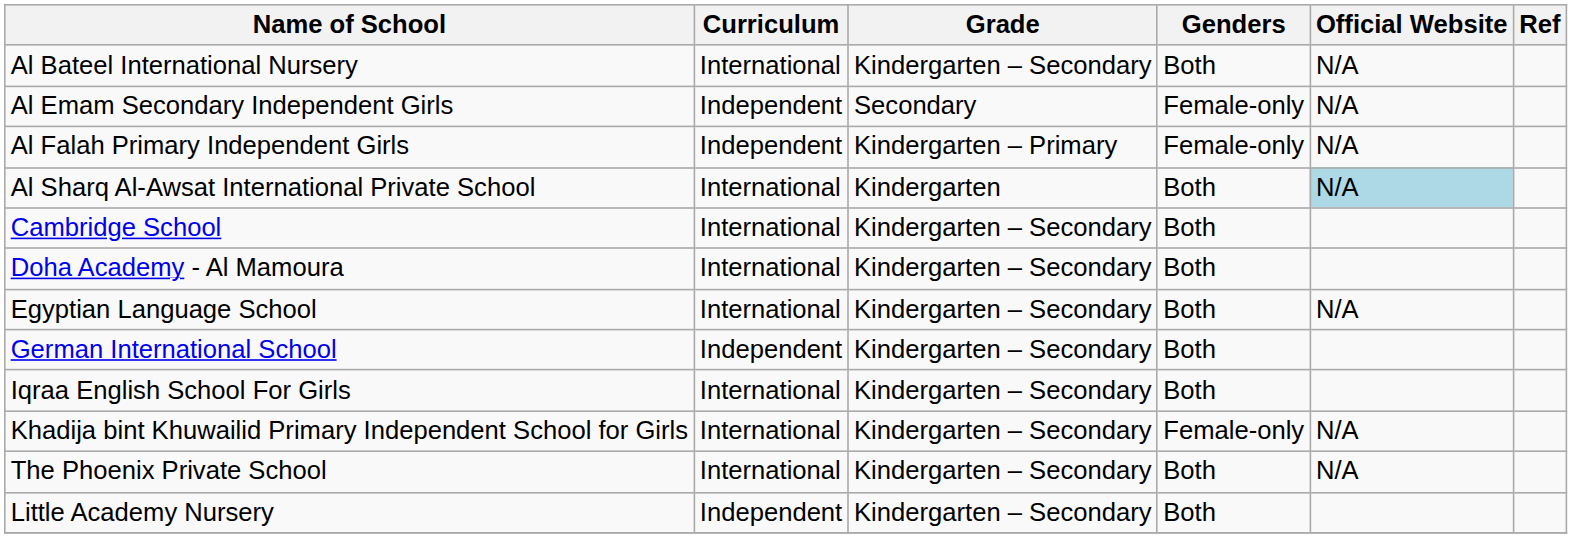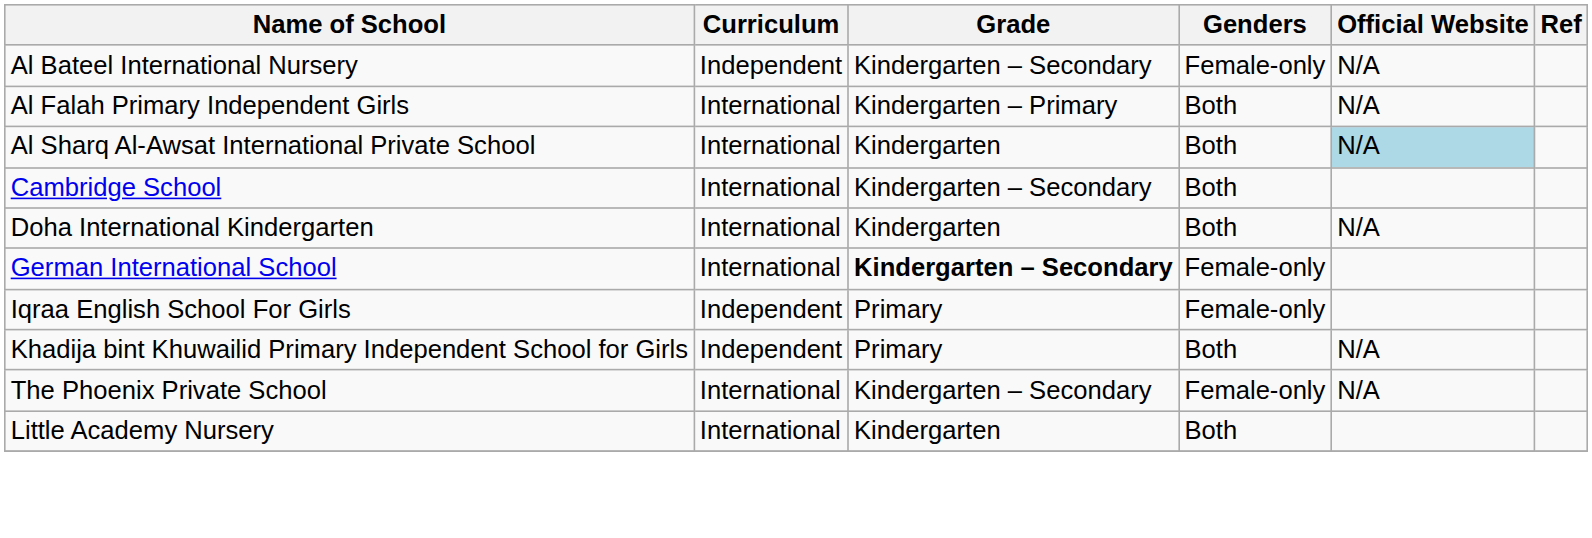(770, 65) International -> (771, 65) Independent
(1190, 65) Both -> (1255, 65) Female-only
- row: (232, 106)
(771, 146) Independent -> (770, 106) International
(1234, 146) Female-only -> (1211, 106) Both
- row: (177, 268)
+ row: (192, 227)
- row: (164, 308)
(771, 349) Independent -> (770, 268) International
(1003, 349) normal -> (1013, 268) bold
(1190, 349) Both -> (1255, 268) Female-only
(770, 390) International -> (771, 308) Independent
(1003, 390) Kindergarten – Secondary -> (898, 308) Primary
(1190, 390) Both -> (1255, 308) Female-only
(770, 430) International -> (771, 349) Independent
(1003, 430) Kindergarten – Secondary -> (898, 349) Primary
(1234, 430) Female-only -> (1211, 349) Both
(1190, 471) Both -> (1255, 390) Female-only
(771, 512) Independent -> (770, 430) International
(1003, 512) Kindergarten – Secondary -> (927, 430) Kindergarten
